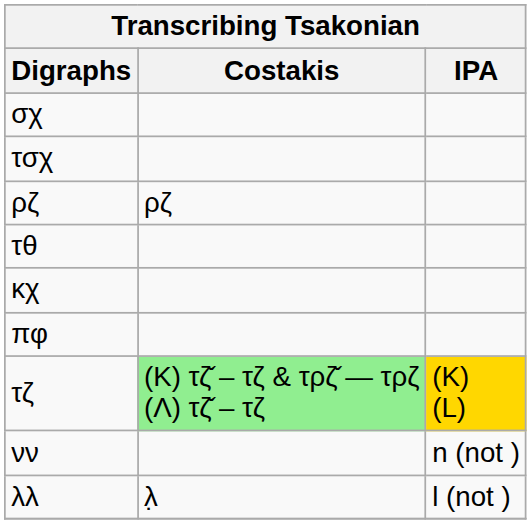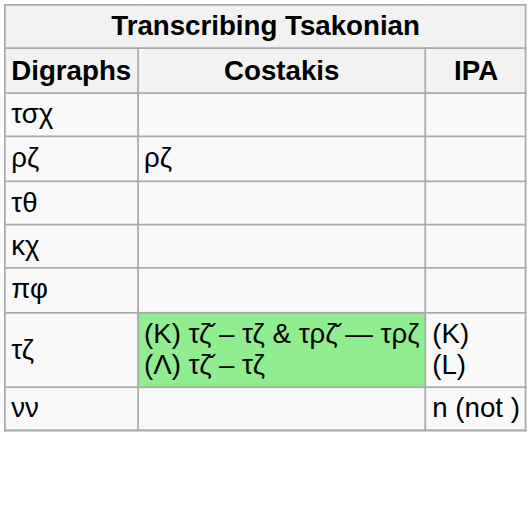- row: (27, 114)
(451, 393) gold background -> (451, 349) no background
- row: (25, 496)
